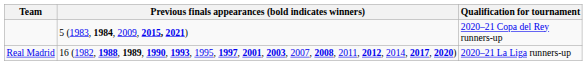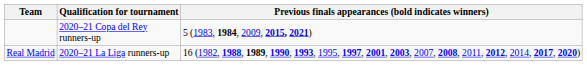columns swapped: (520, 12) <-> (258, 12)
